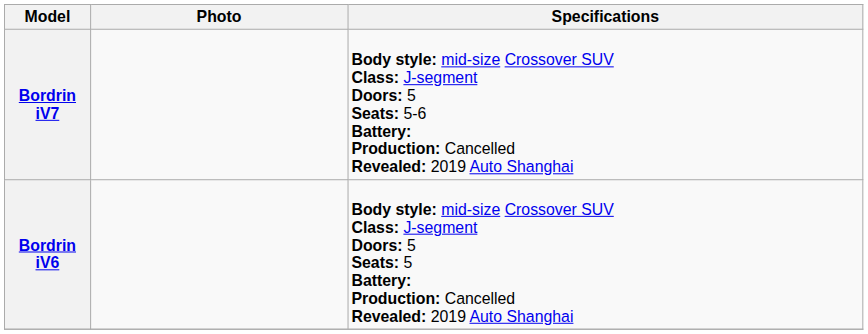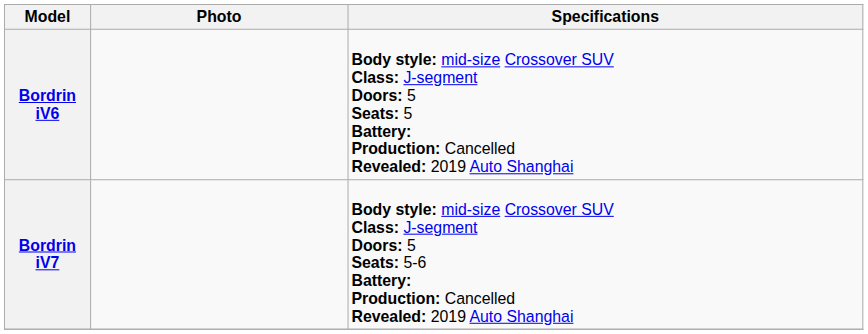rows swapped: (47, 254) <-> (47, 104)
